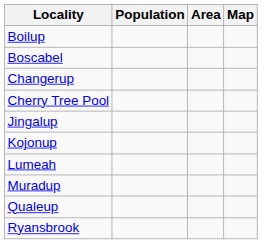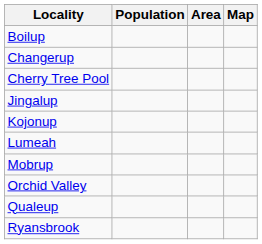- row: (35, 57)
+ row: (30, 164)
- row: (34, 185)
+ row: (47, 185)
